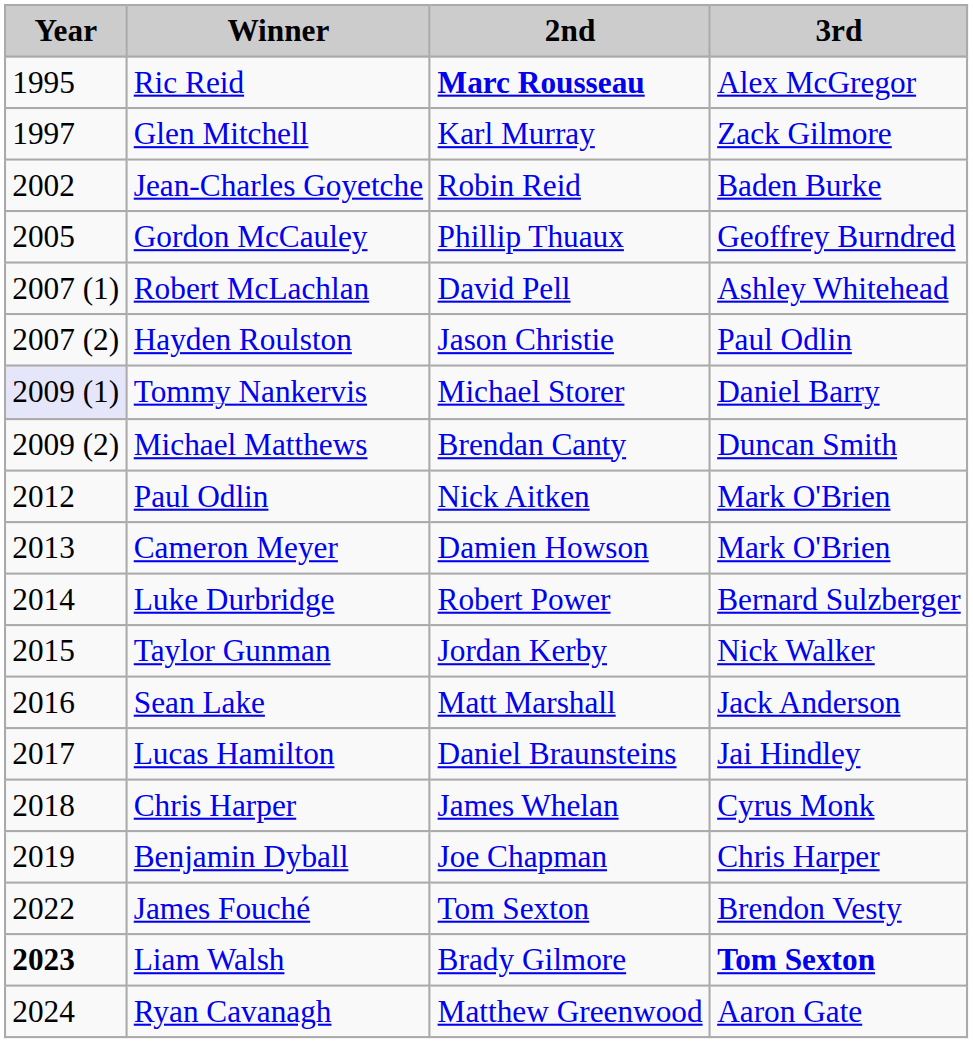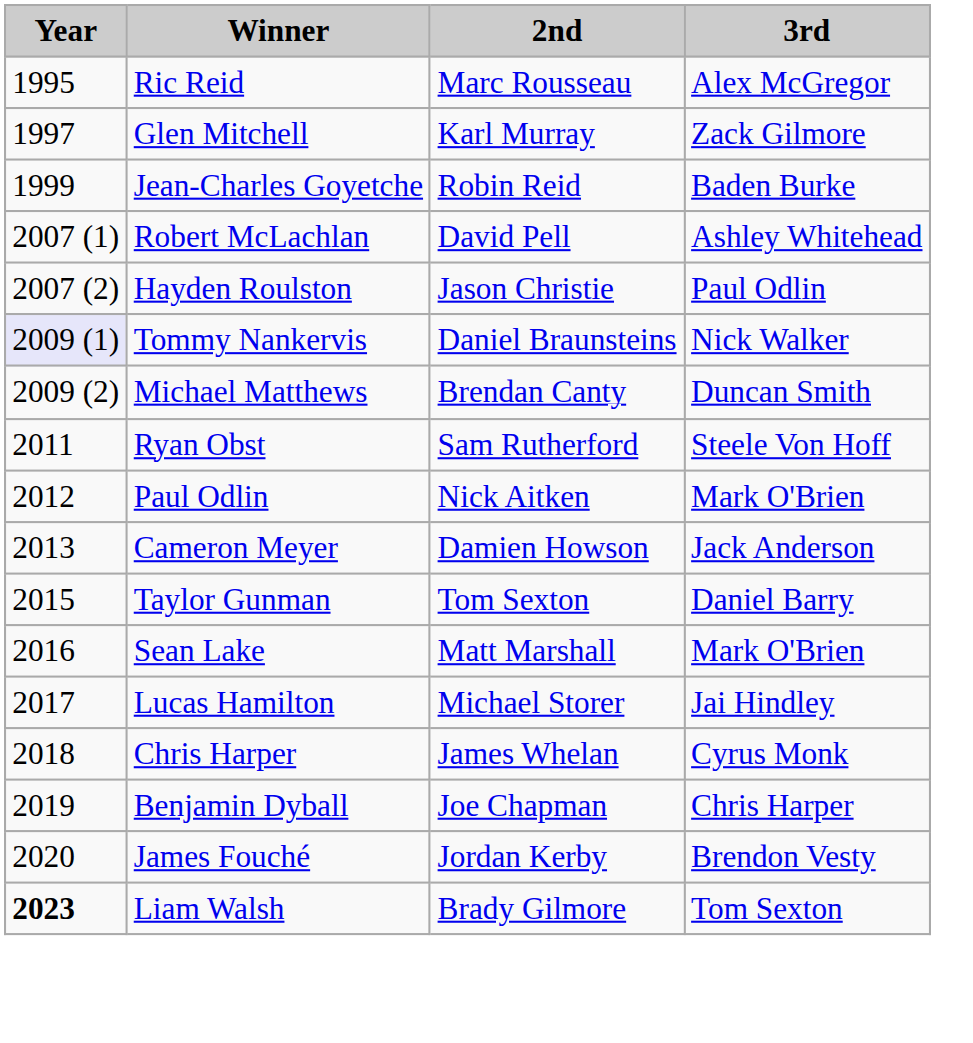(541, 82) bold -> (534, 82) normal
(44, 185) 2002 -> (44, 185) 1999
- row: (251, 237)
(531, 391) Michael Storer -> (557, 340) Daniel Braunsteins
(798, 391) Daniel Barry -> (770, 340) Nick Walker
+ row: (200, 443)
(804, 546) Mark O'Brien -> (783, 546) Jack Anderson
- row: (234, 598)
(522, 650) Jordan Kerby -> (513, 598) Tom Sexton
(796, 650) Nick Walker -> (772, 598) Daniel Barry
(809, 701) Jack Anderson -> (778, 650) Mark O'Brien
(557, 753) Daniel Braunsteins -> (531, 701) Michael Storer
(44, 908) 2022 -> (44, 856) 2020
(513, 908) Tom Sexton -> (522, 856) Jordan Kerby
(796, 959) bold -> (767, 908) normal
- row: (233, 1011)
